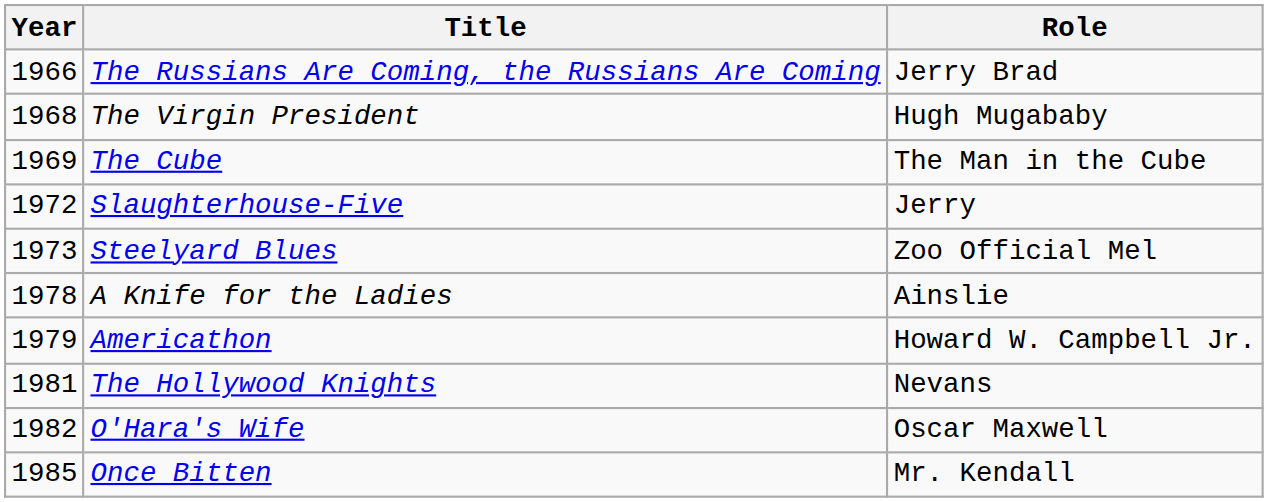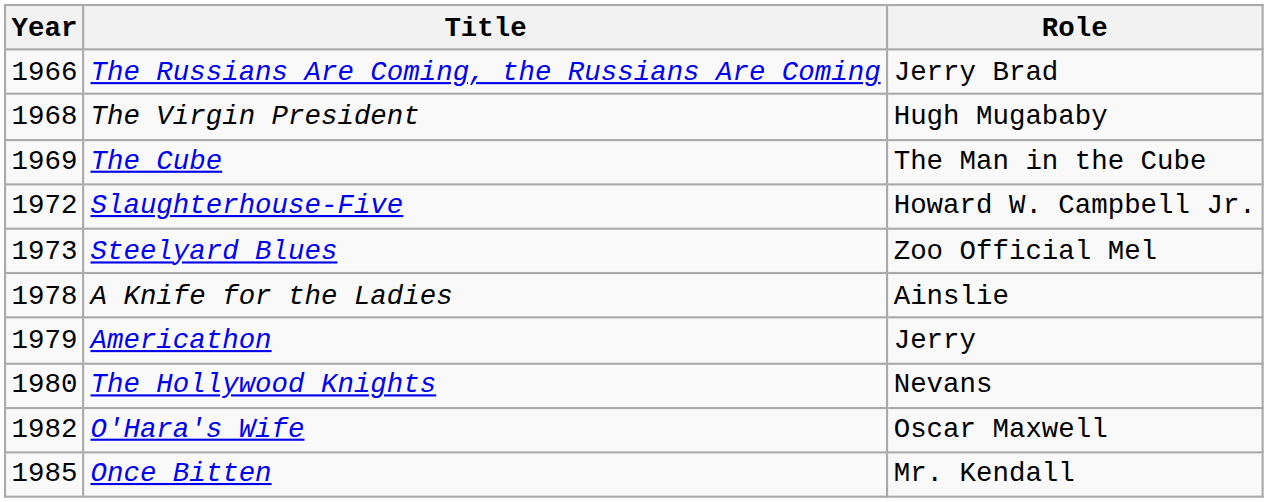(935, 206) Jerry -> (1075, 206) Howard W. Campbell Jr.
(1075, 340) Howard W. Campbell Jr. -> (935, 340) Jerry
(45, 385) 1981 -> (45, 385) 1980
